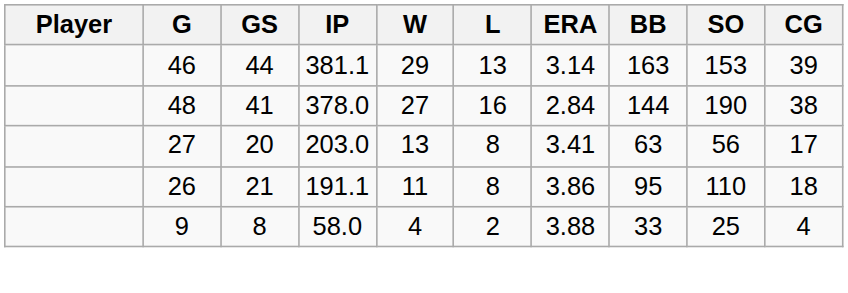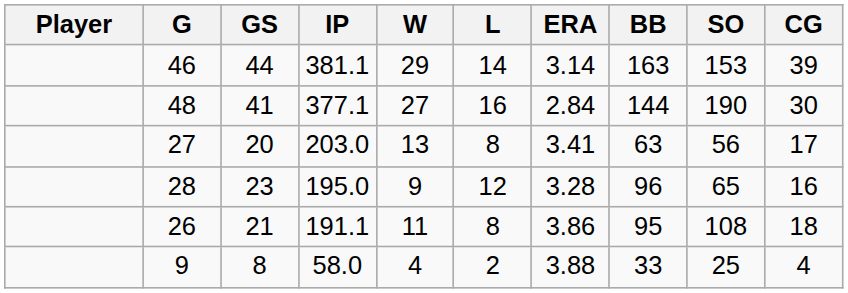(493, 65) 13 -> (493, 65) 14
(337, 105) 378.0 -> (337, 105) 377.1
(804, 105) 38 -> (804, 105) 30
+ row: (182, 186)
(726, 186) 110 -> (726, 226) 108
